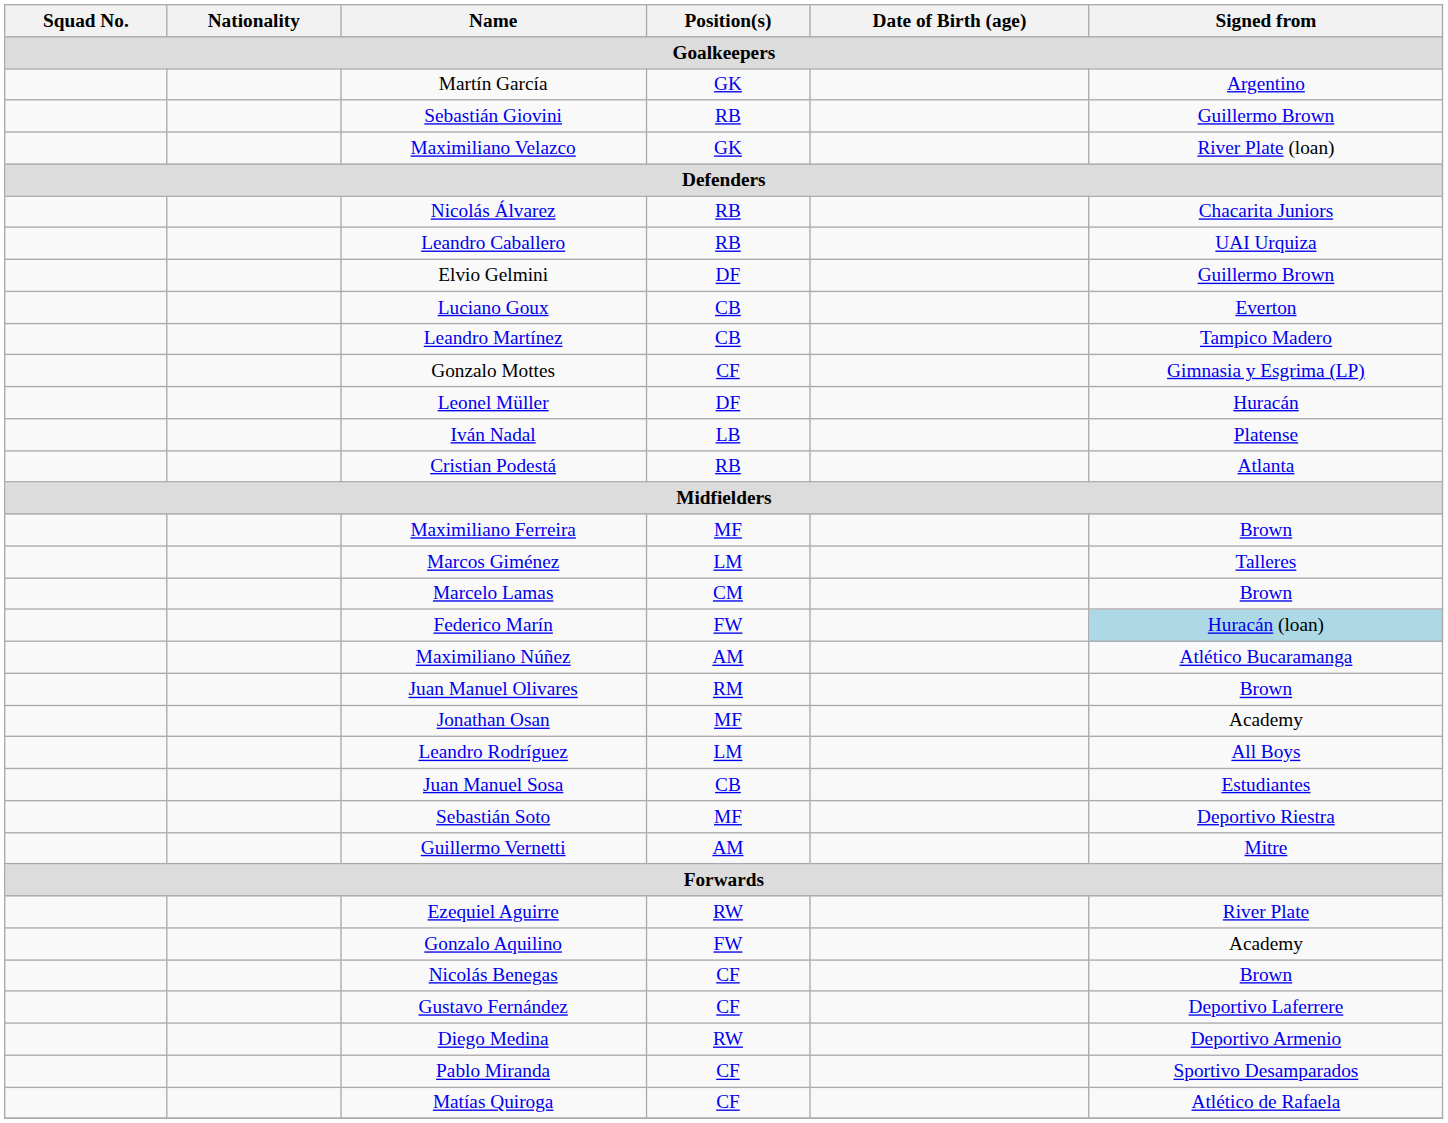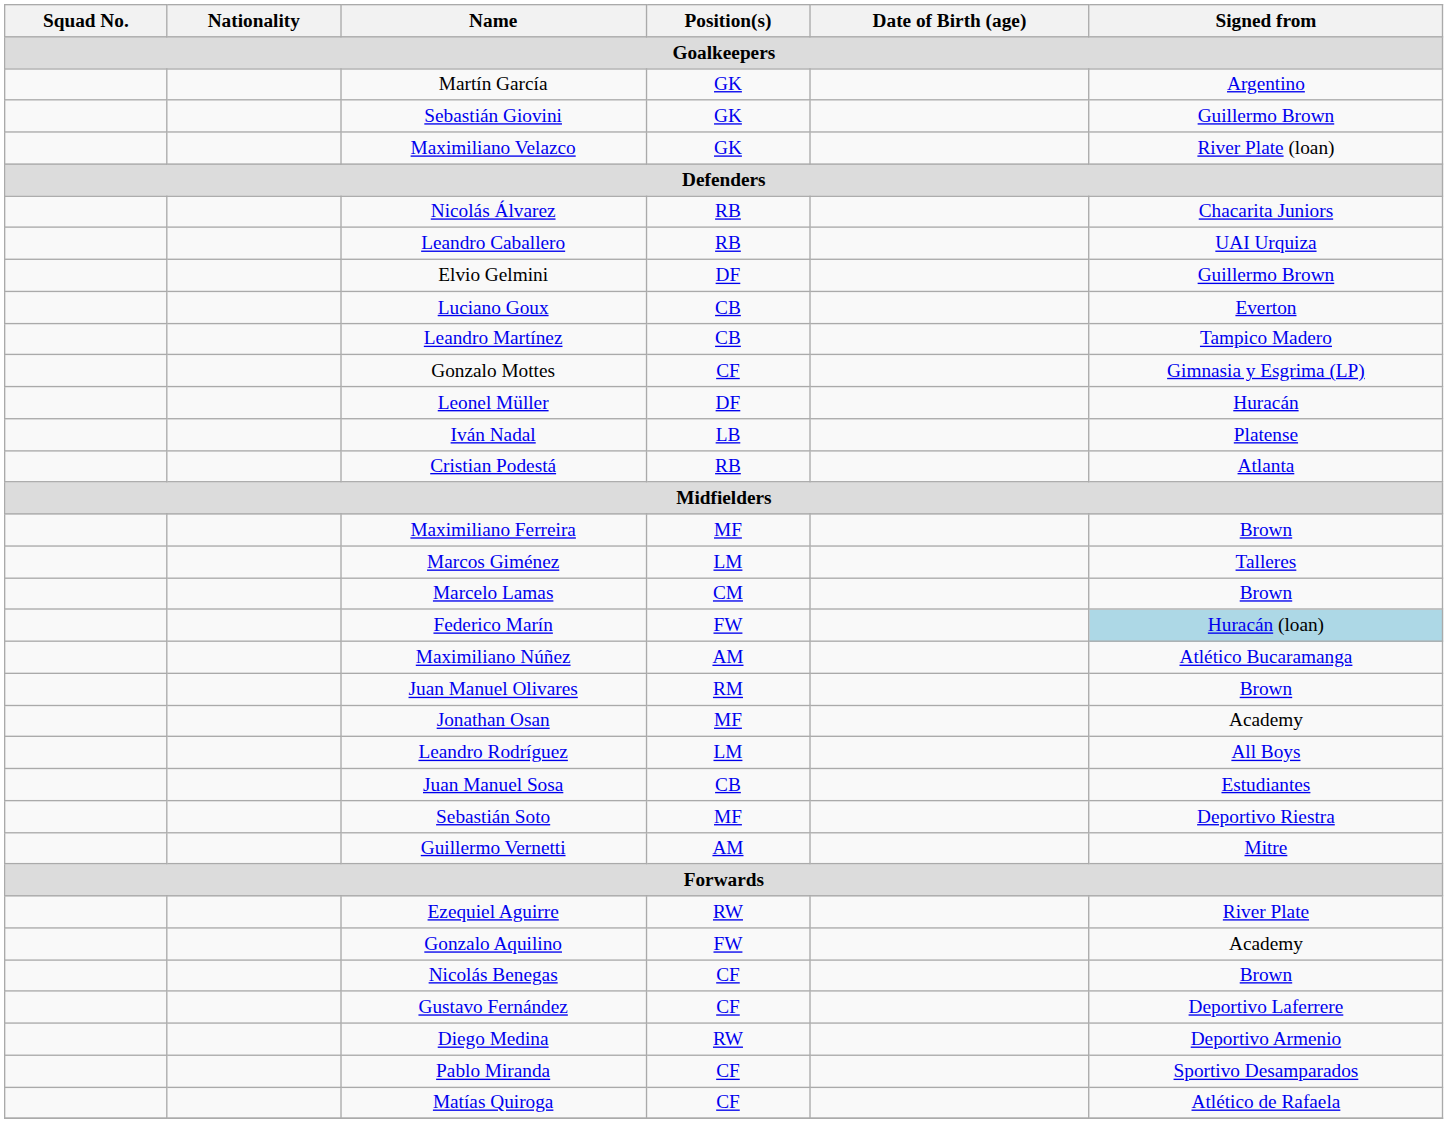(728, 116) RB -> (728, 116) GK
